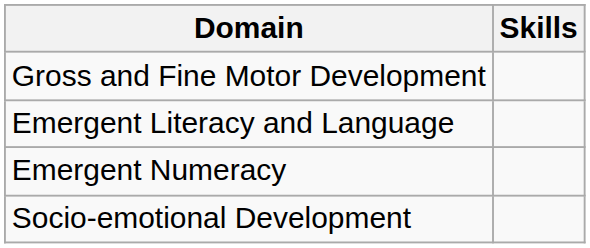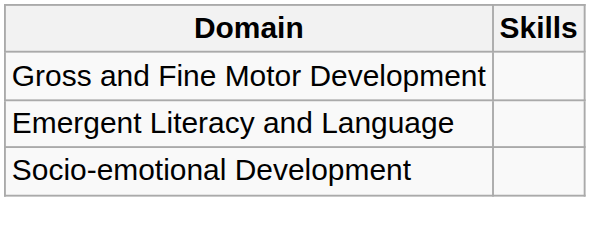- row: (149, 170)
